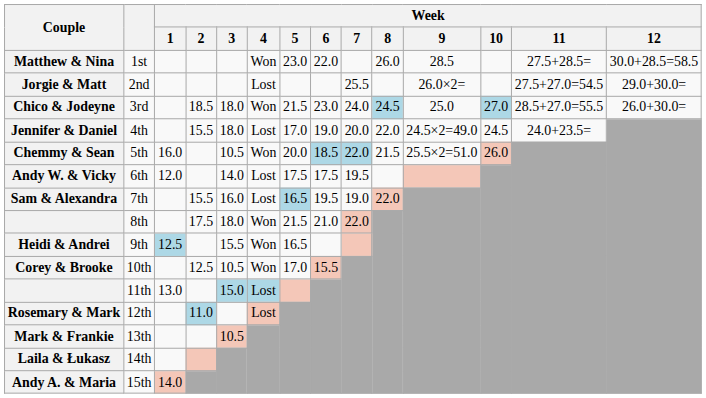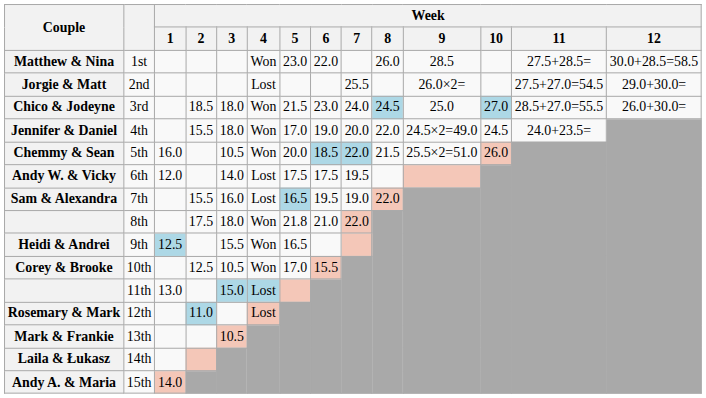(263, 129) Lost -> (263, 129) Won
(295, 221) 21.5 -> (295, 221) 21.8
